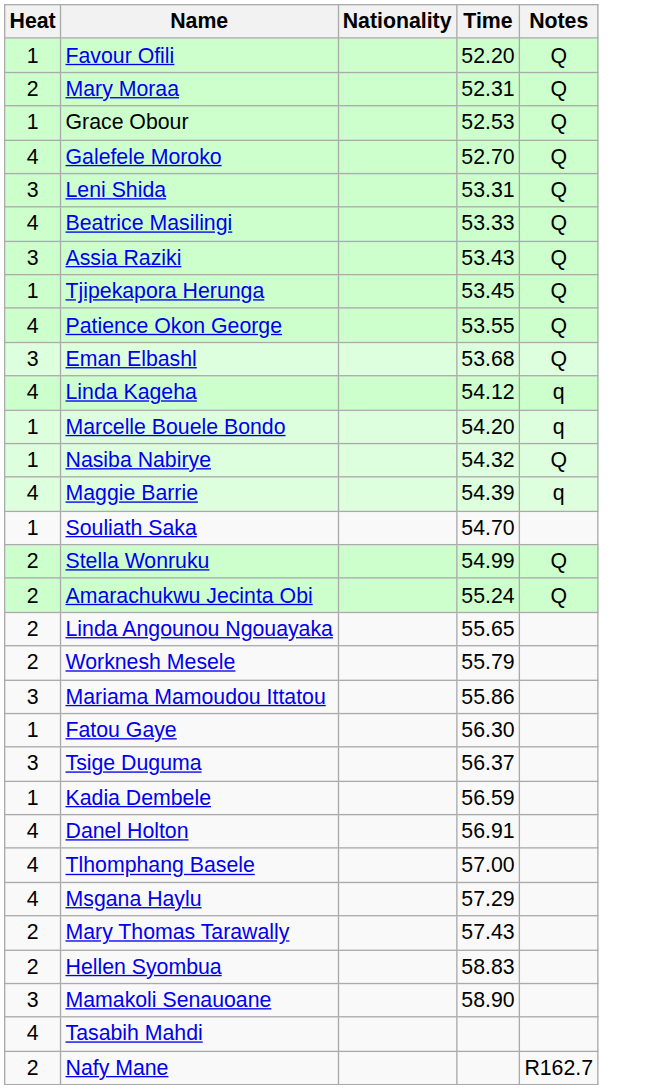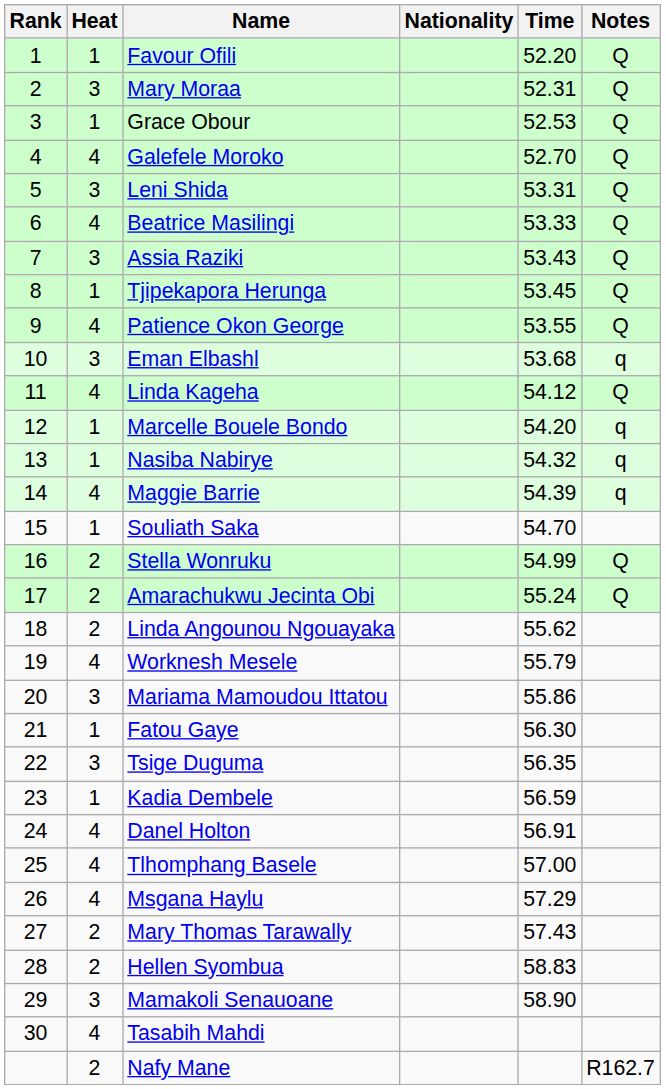+ column: (36, 21)
(33, 88) 2 -> (94, 88) 3
(559, 358) Q -> (621, 358) q
(559, 392) q -> (621, 392) Q
(559, 460) Q -> (621, 460) q
(488, 628) 55.65 -> (550, 628) 55.62
(33, 662) 2 -> (94, 662) 4
(488, 763) 56.37 -> (550, 763) 56.35
